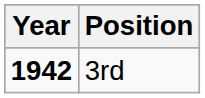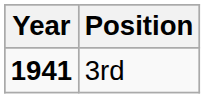(41, 69) 1942 -> (41, 69) 1941
